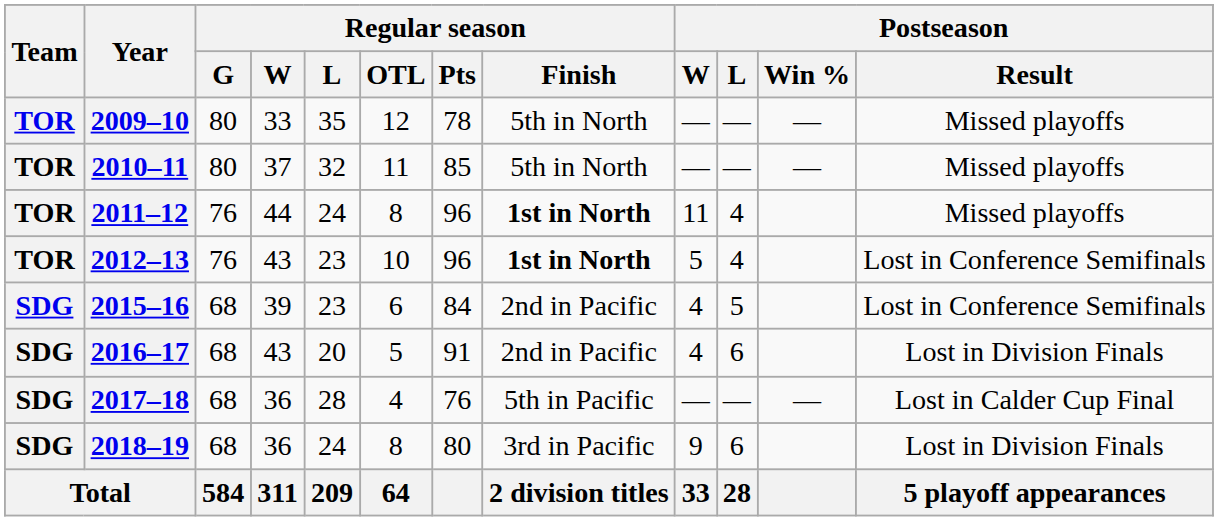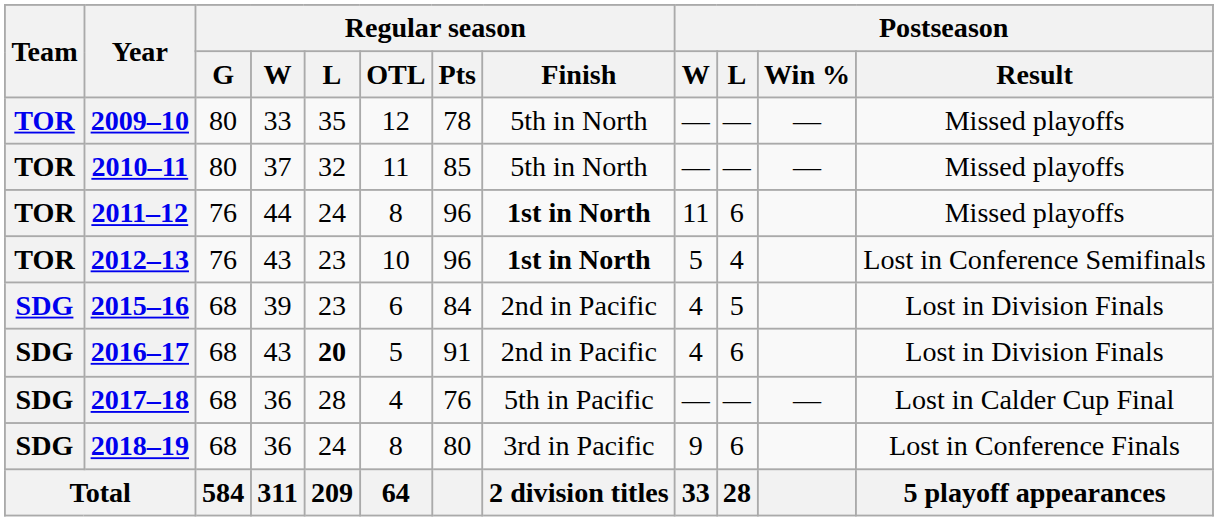(737, 213) 4 -> (737, 213) 6
(1035, 306) Lost in Conference Semifinals -> (1035, 306) Lost in Division Finals
(332, 352) normal -> (332, 352) bold
(1035, 445) Lost in Division Finals -> (1035, 445) Lost in Conference Finals
